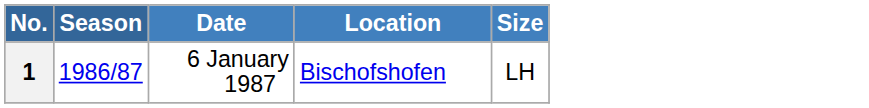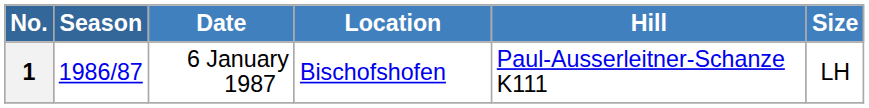+ column: (649, 23)
